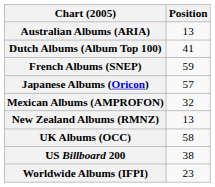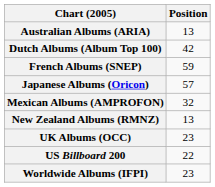(188, 48) 41 -> (188, 48) 42
(188, 137) 58 -> (188, 137) 23
(188, 155) 38 -> (188, 155) 22
